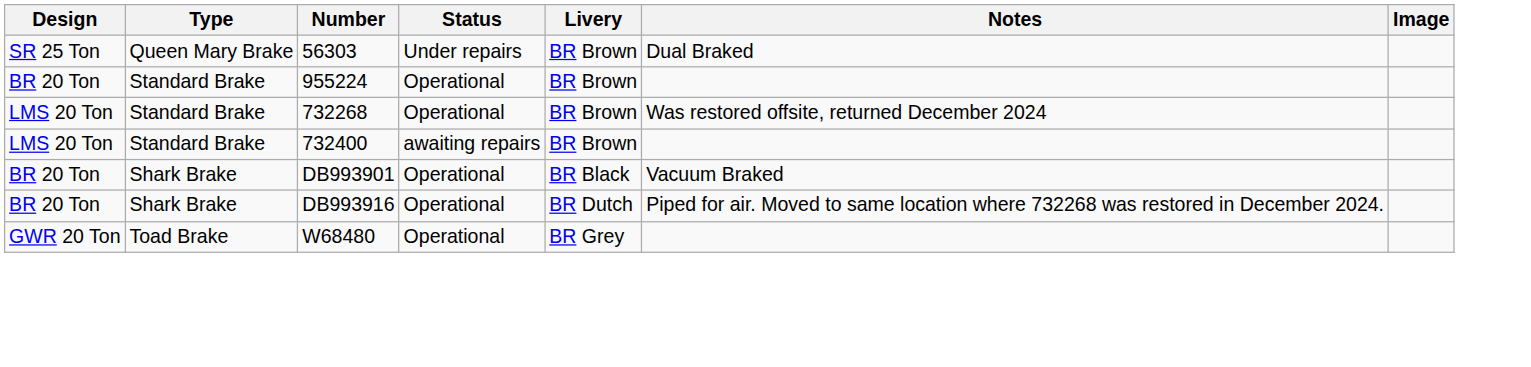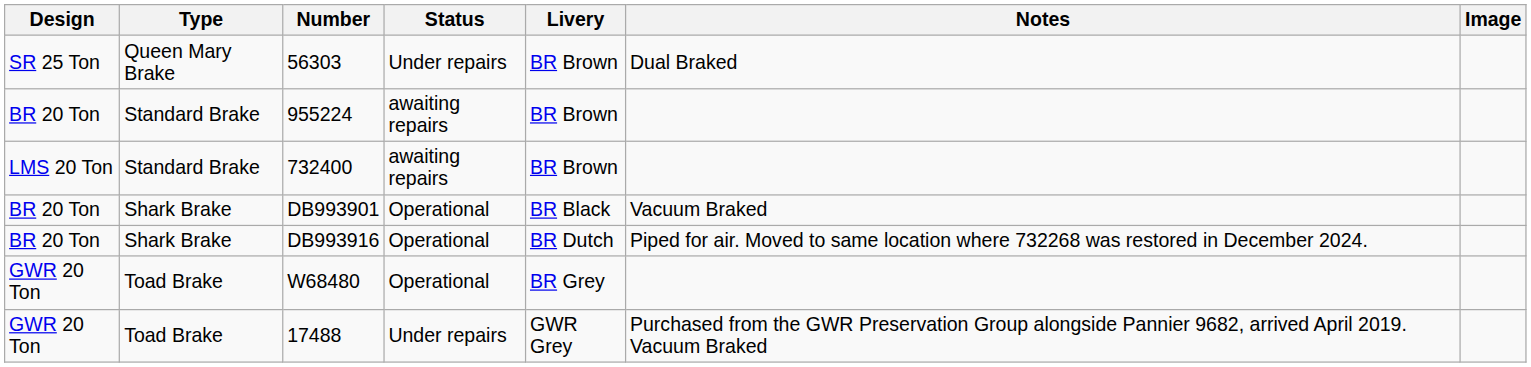(454, 81) Operational -> (424, 114) awaiting repairs
- row: (335, 112)
+ row: (314, 335)
